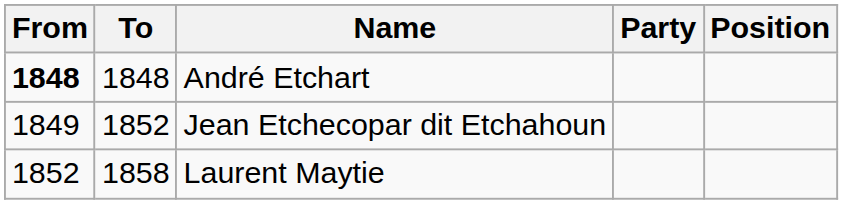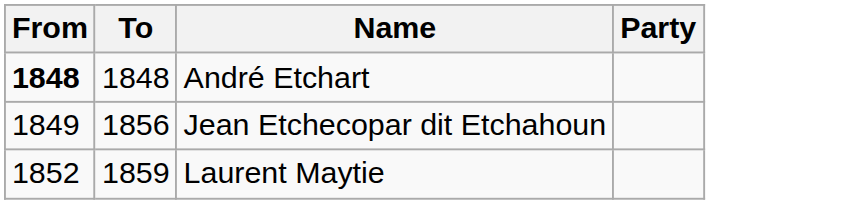- column: (770, 28)
(136, 125) 1852 -> (136, 125) 1856
(136, 173) 1858 -> (136, 173) 1859
